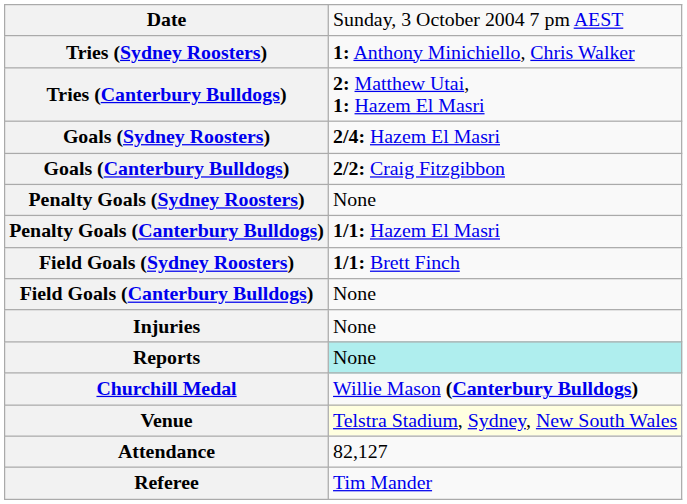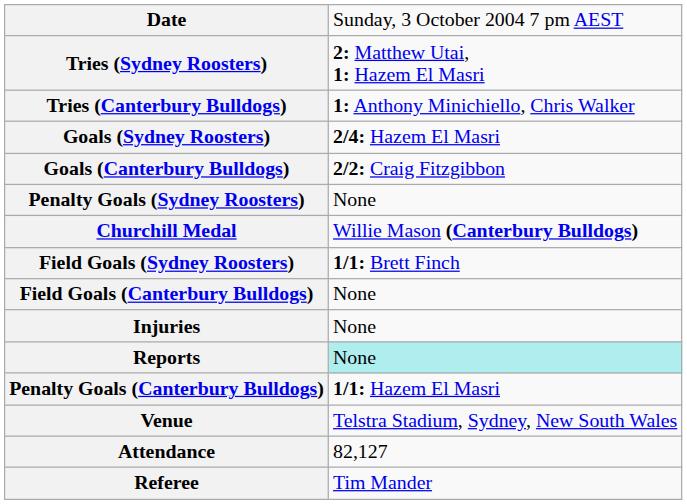(484, 51) 1: Anthony Minichiello, Chris Walker -> (409, 62) 2: Matthew Utai, 1: Hazem El Masri
(409, 94) 2: Matthew Utai, 1: Hazem El Masri -> (484, 105) 1: Anthony Minichiello, Chris Walker
rows swapped: (167, 231) <-> (167, 388)
(505, 420) lightyellow background -> (505, 420) no background
